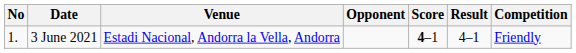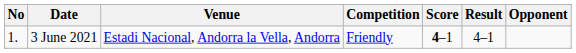columns swapped: (376, 15) <-> (531, 15)
